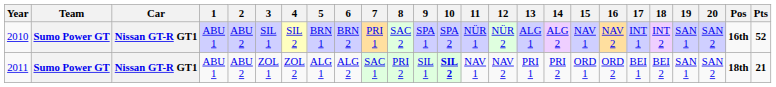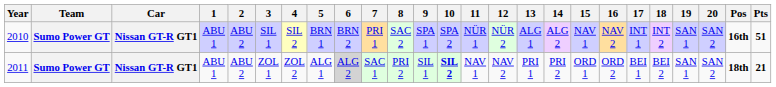(761, 37) 52 -> (761, 37) 51
(348, 67) no background -> (348, 67) lightgrey background
